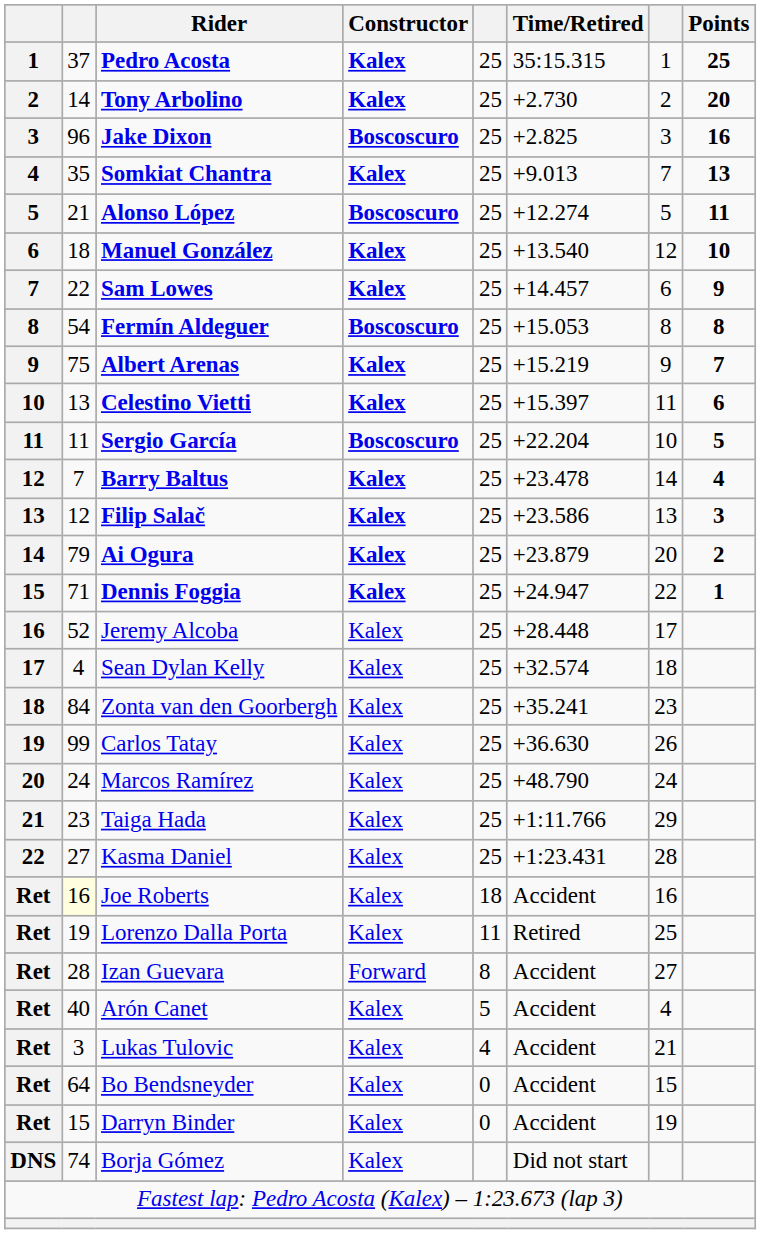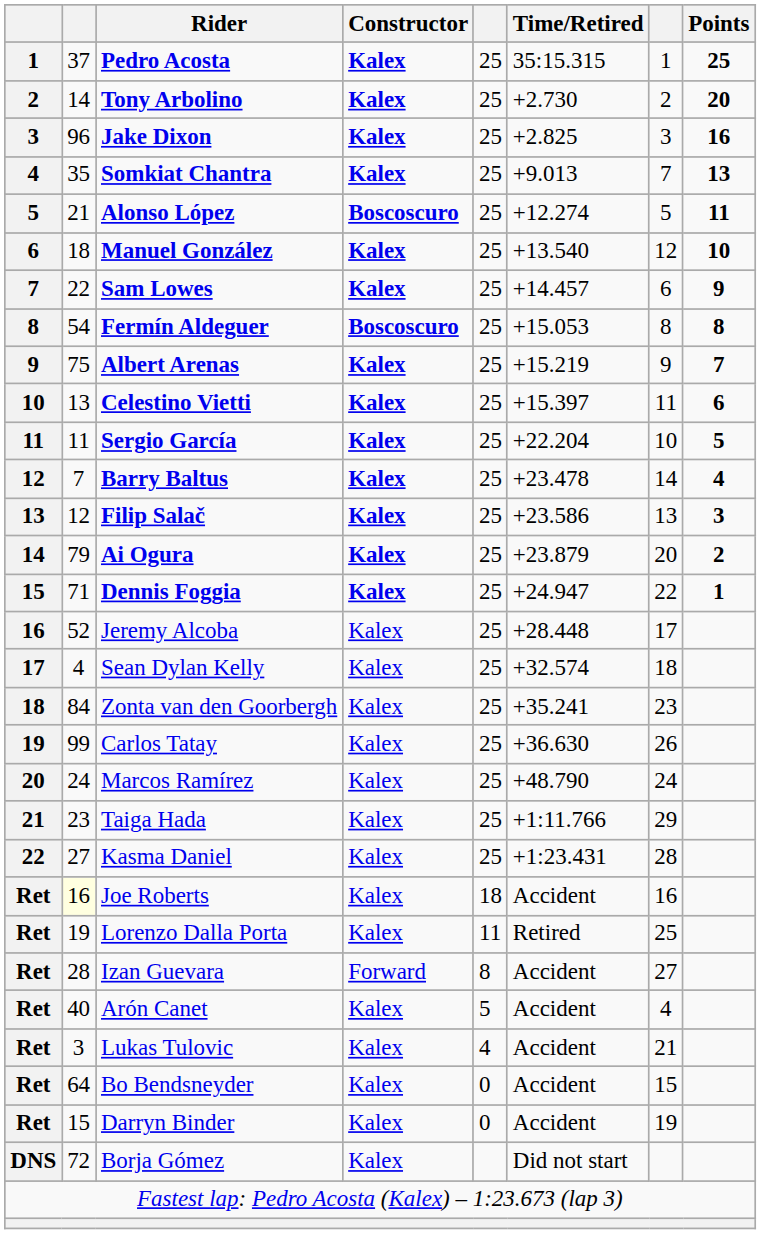(403, 136) Boscoscuro -> (377, 136) Kalex
(403, 440) Boscoscuro -> (377, 440) Kalex
(79, 1160) 74 -> (79, 1160) 72
